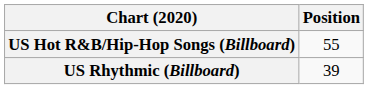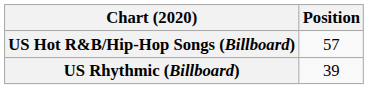(331, 44) 55 -> (331, 44) 57
